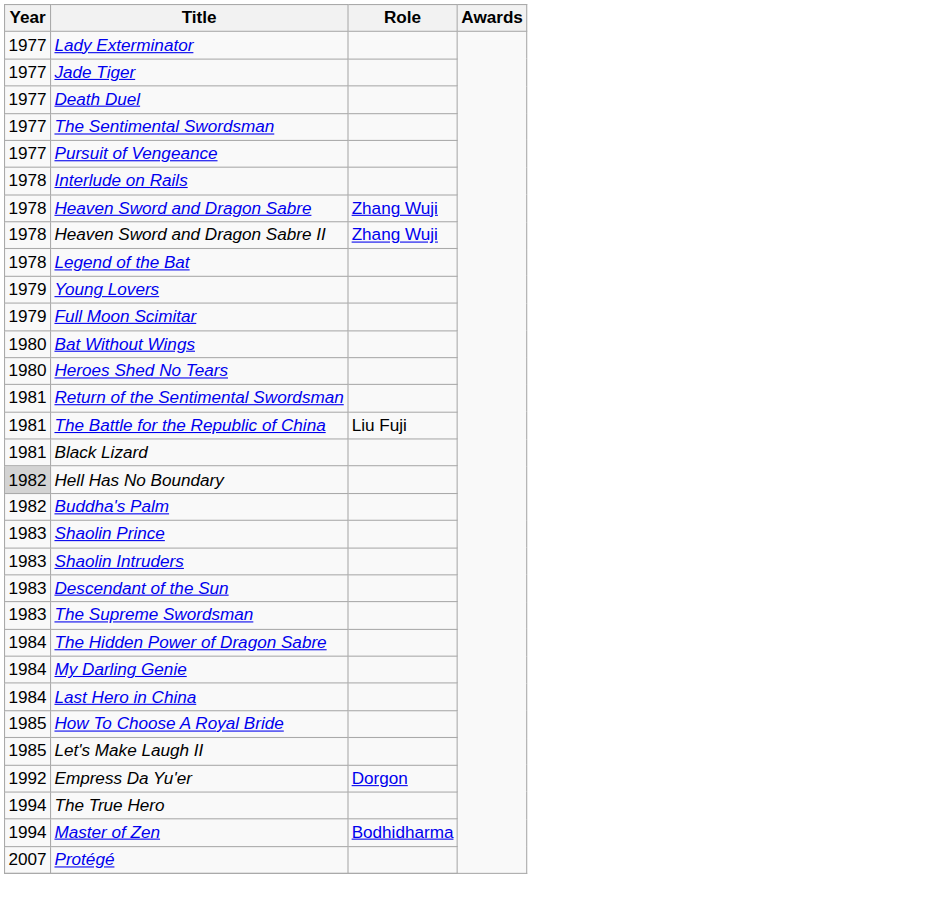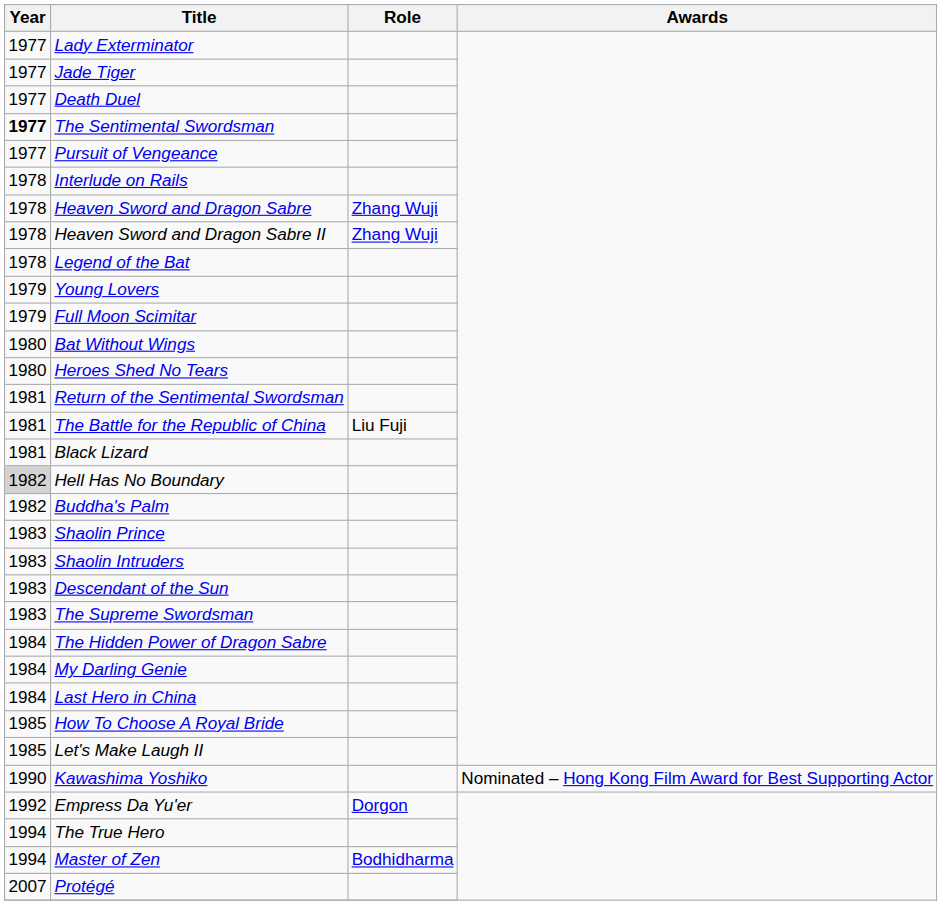(28, 126) normal -> (28, 126) bold
+ row: (131, 778)
